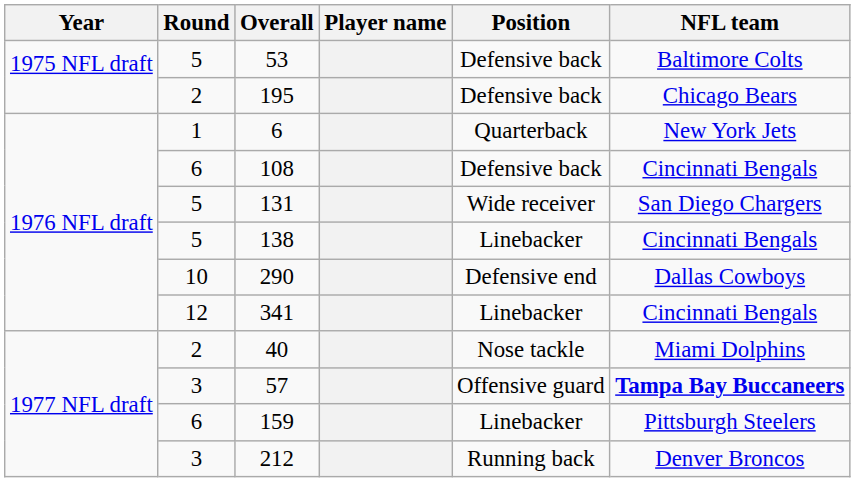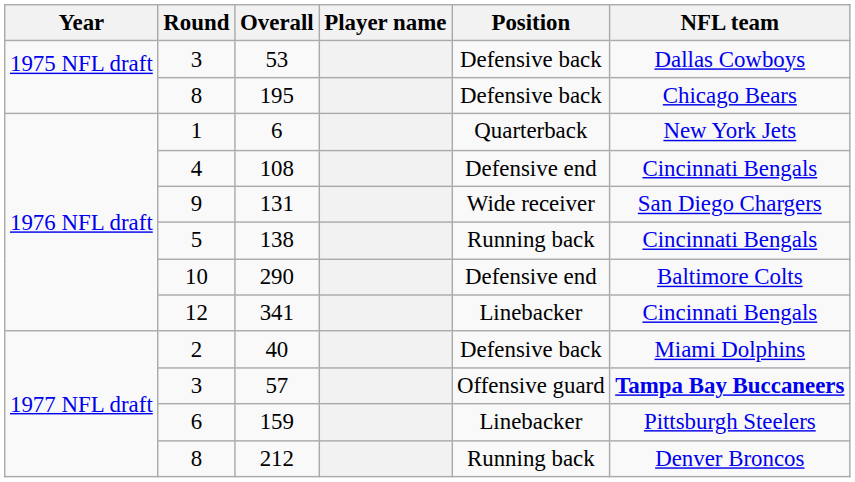(196, 58) 5 -> (196, 58) 3
(730, 58) Baltimore Colts -> (730, 58) Dallas Cowboys
(196, 95) 2 -> (196, 95) 8
(196, 167) 6 -> (196, 167) 4
(531, 167) Defensive back -> (531, 167) Defensive end
(196, 204) 5 -> (196, 204) 9
(531, 240) Linebacker -> (531, 240) Running back
(730, 276) Dallas Cowboys -> (730, 276) Baltimore Colts
(531, 349) Nose tackle -> (531, 349) Defensive back
(196, 458) 3 -> (196, 458) 8
